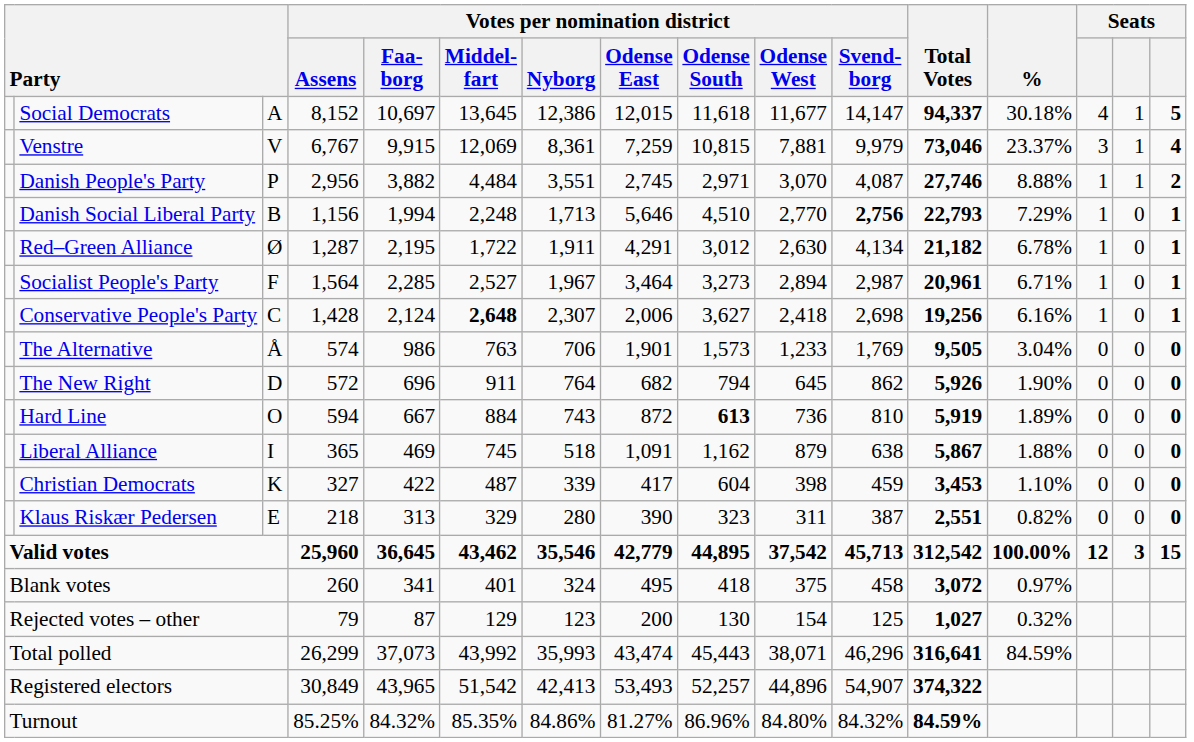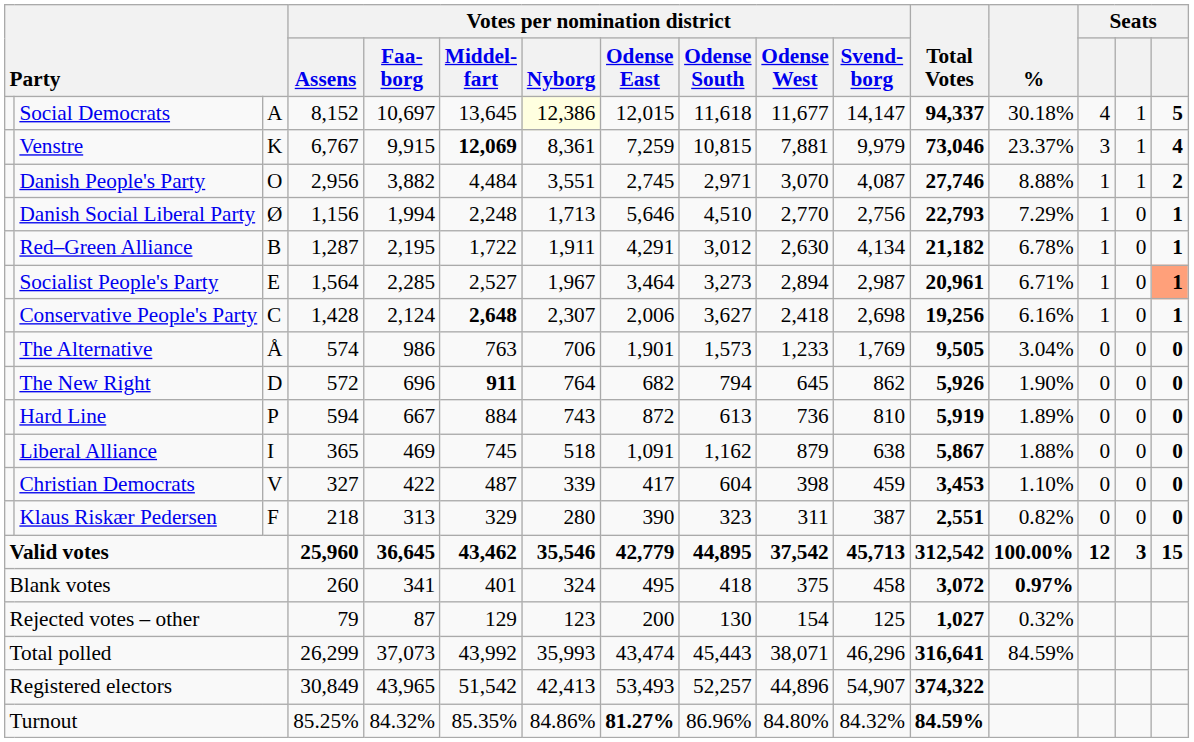(566, 112) no background -> (566, 112) lightyellow background
(275, 146) V -> (275, 146) K
(488, 146) normal -> (488, 146) bold
(273, 180) P -> (275, 180) O
(274, 214) B -> (275, 214) Ø
(879, 214) bold -> (881, 214) normal
(275, 247) Ø -> (274, 247) B
(273, 281) F -> (274, 281) E
(1176, 281) no background -> (1178, 281) lightsalmon background
(501, 382) normal -> (502, 382) bold
(275, 416) O -> (273, 416) P
(734, 416) bold -> (736, 416) normal
(275, 484) K -> (275, 484) V
(274, 517) E -> (273, 517) F
(1044, 585) normal -> (1044, 585) bold
(640, 720) normal -> (640, 720) bold
